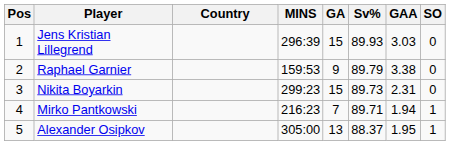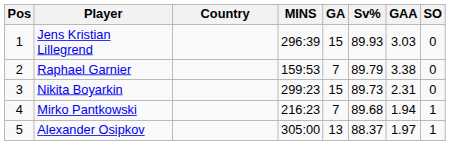(336, 69) 9 -> (336, 69) 7
(367, 110) 89.71 -> (367, 110) 89.68
(403, 130) 1.95 -> (403, 130) 1.97
